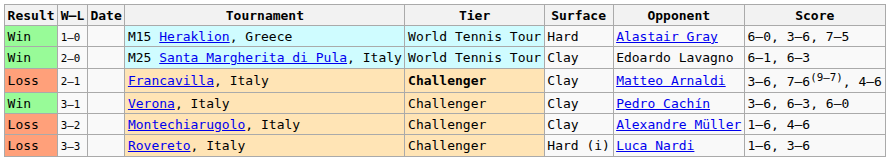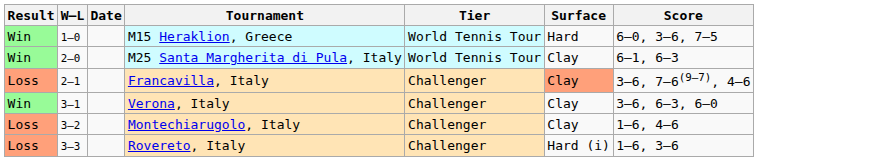- column: (679, 15)
(447, 80) bold -> (447, 80) normal
(563, 80) no background -> (563, 80) lightsalmon background
